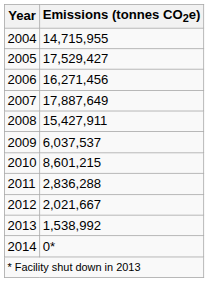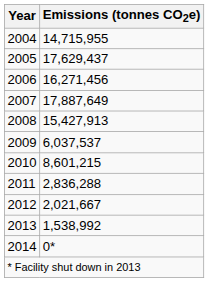(76, 59) 17,529,427 -> (76, 59) 17,629,437
(75, 121) 15,427,911 -> (76, 121) 15,427,913
